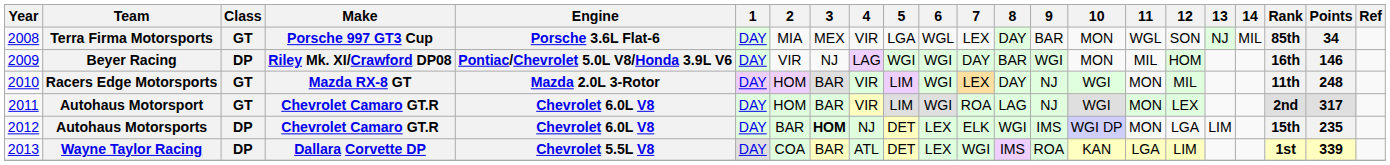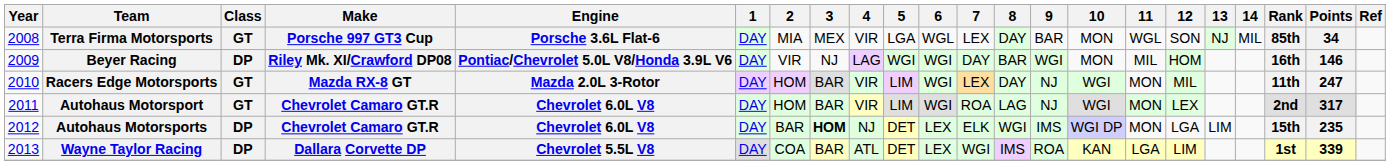(1331, 83) 248 -> (1331, 83) 247
